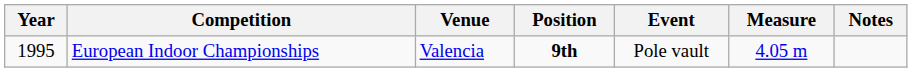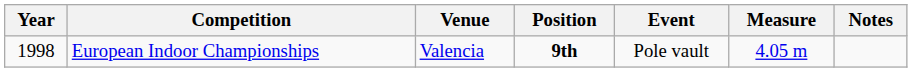(36, 51) 1995 -> (36, 51) 1998
